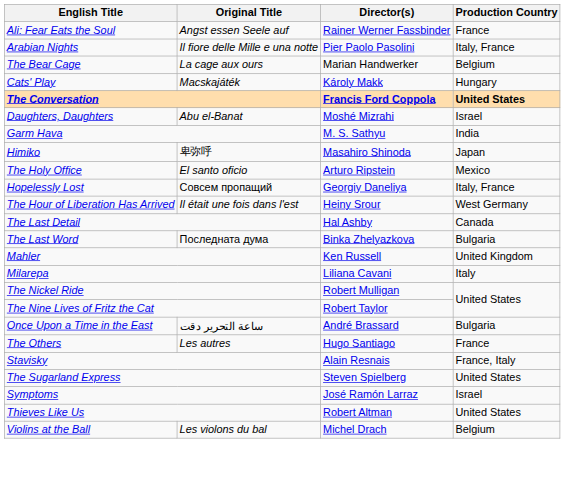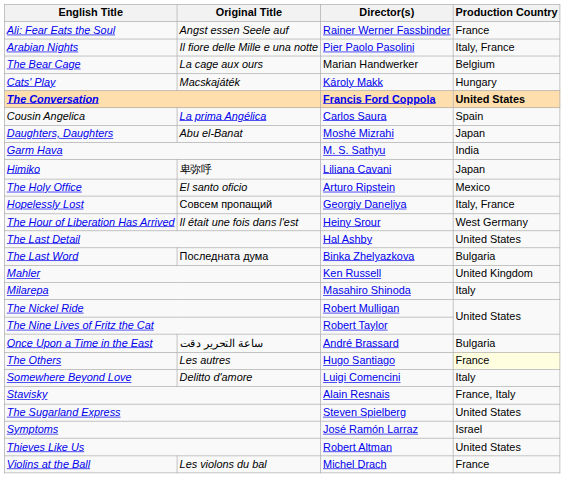+ row: (46, 116)
(469, 116) Israel -> (470, 133) Japan
(367, 152) Masahiro Shinoda -> (357, 169) Liliana Cavani
(475, 222) Canada -> (488, 239) United States
(357, 273) Liliana Cavani -> (367, 291) Masahiro Shinoda
(472, 343) no background -> (472, 360) lightyellow background
+ row: (69, 378)
(475, 429) Belgium -> (472, 464) France
